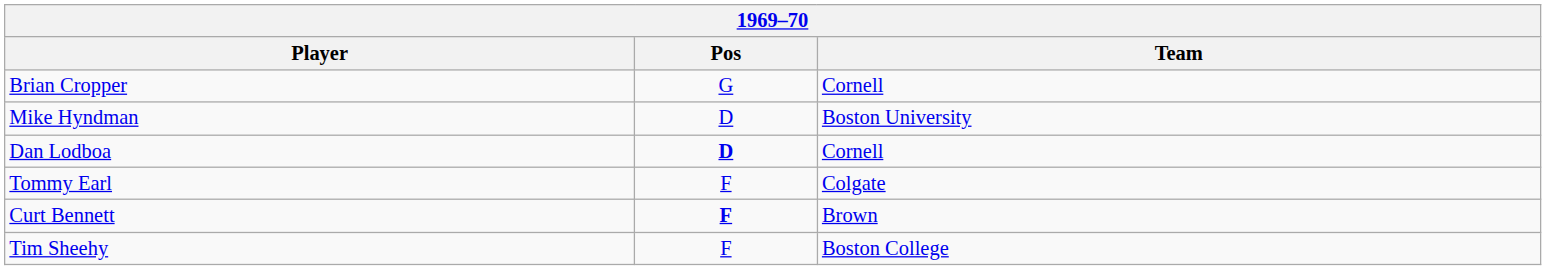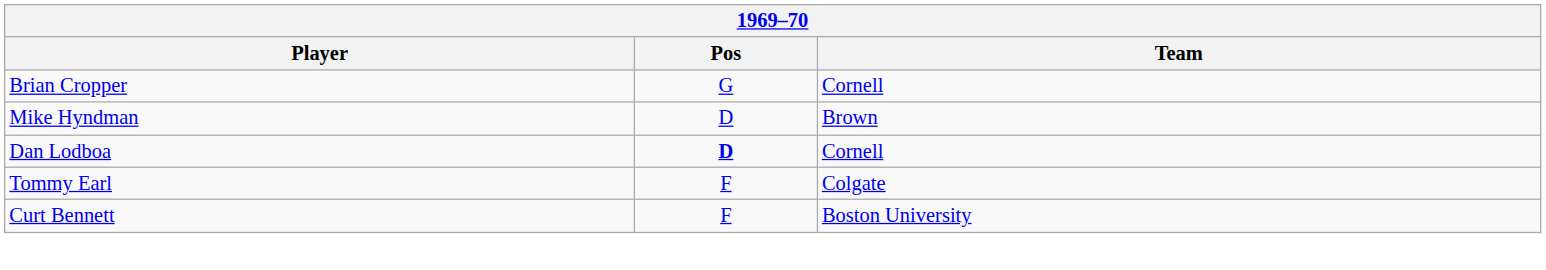(897, 118) Boston University -> (850, 118) Brown
(726, 215) bold -> (726, 215) normal
(850, 215) Brown -> (897, 215) Boston University
- row: (59, 248)
